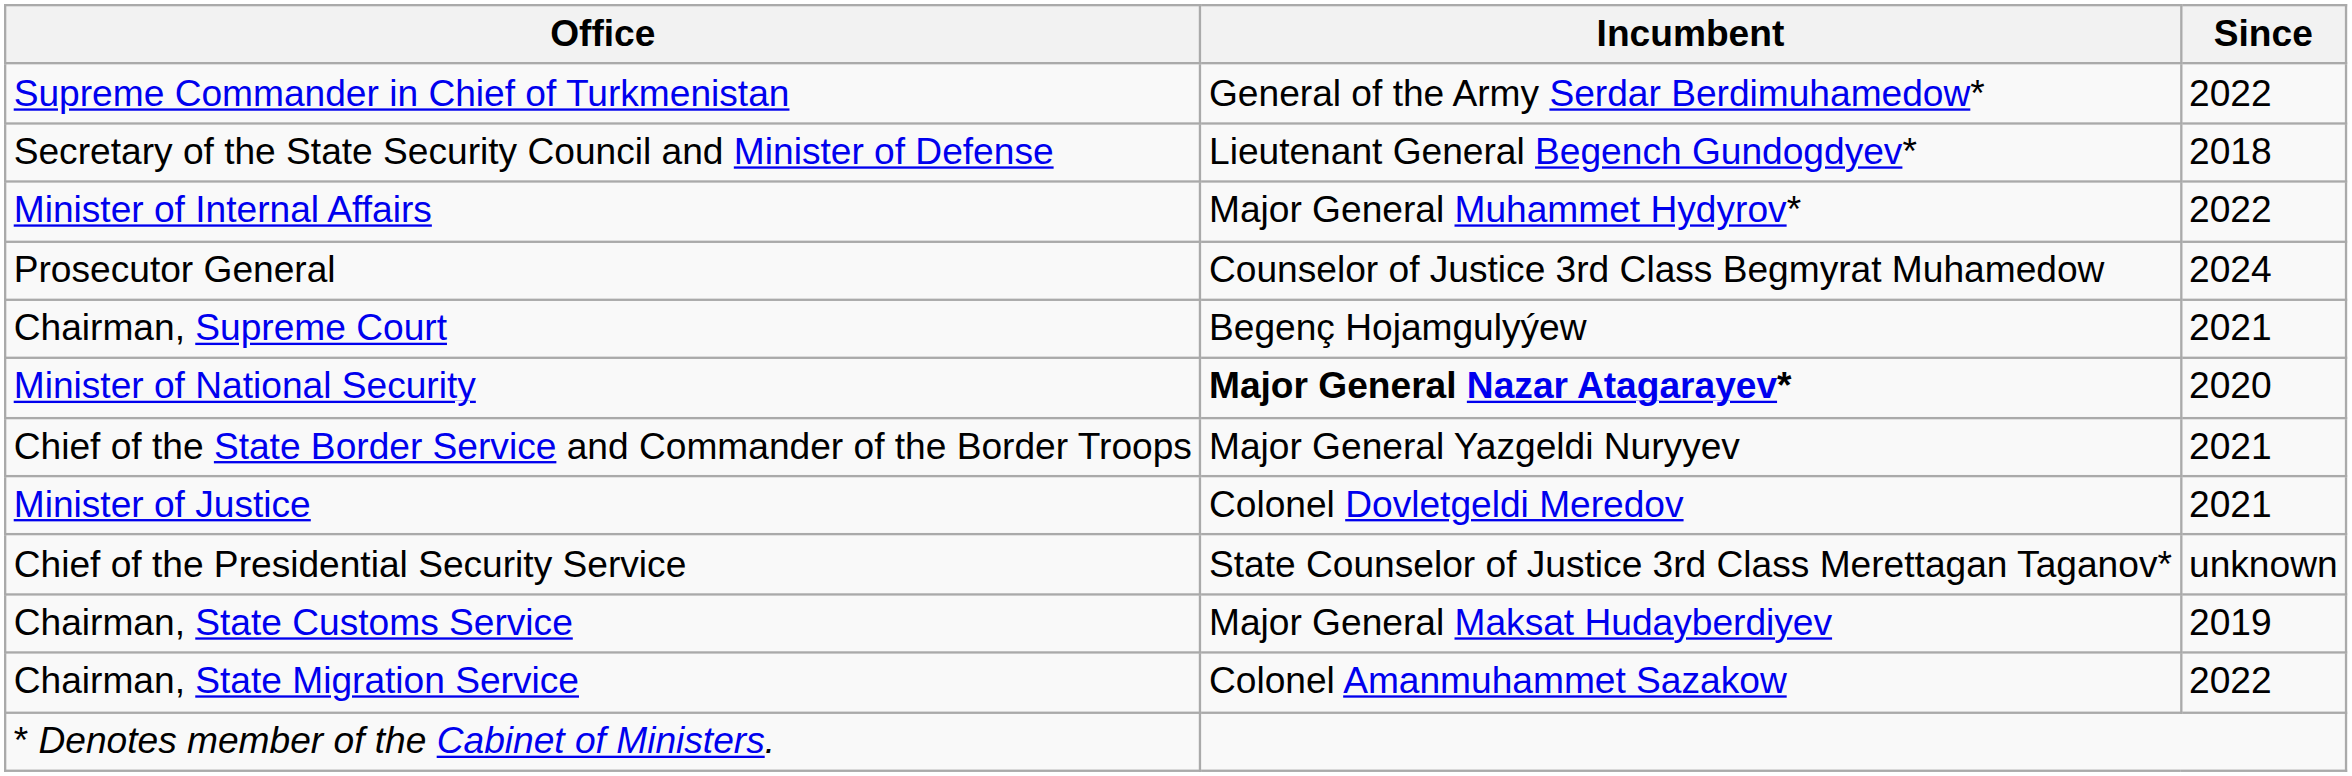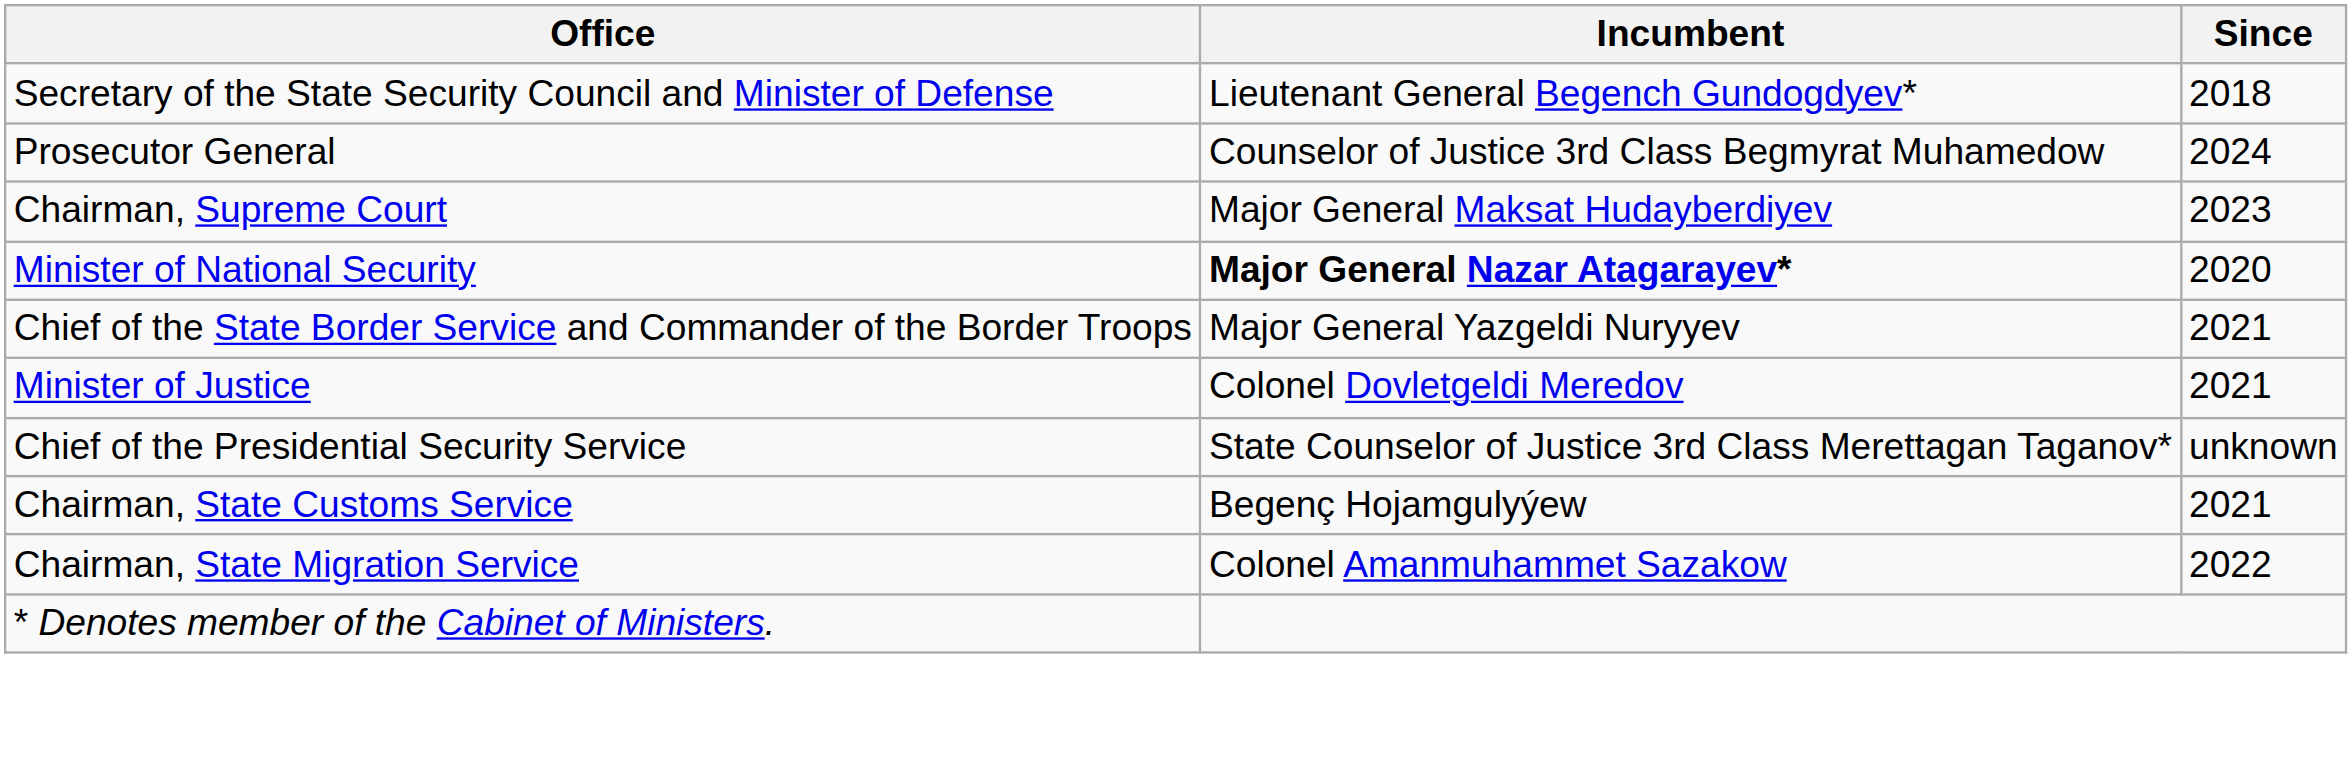- row: (402, 92)
- row: (223, 210)
(1398, 328) Begenç Hojamgulyýew -> (1521, 210) Major General Maksat Hudayberdiyev
(2230, 328) 2021 -> (2230, 210) 2023
(1521, 622) Major General Maksat Hudayberdiyev -> (1398, 504) Begenç Hojamgulyýew
(2230, 622) 2019 -> (2230, 504) 2021
